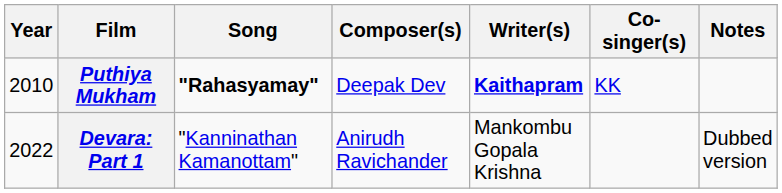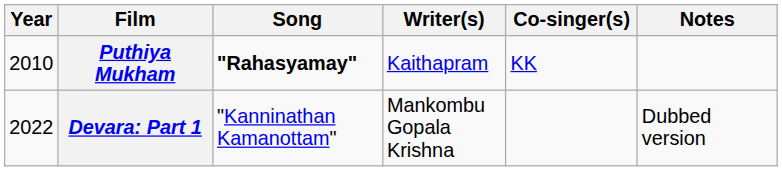- column: (401, 31)
(529, 85) bold -> (438, 62) normal
